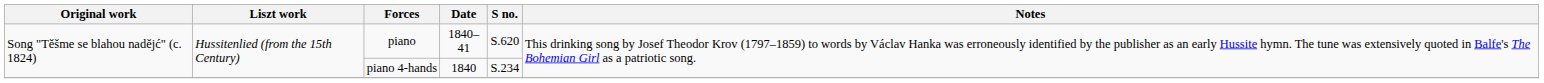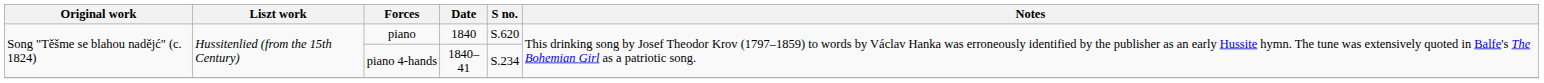(464, 41) 1840–41 -> (464, 34) 1840
(464, 68) 1840 -> (464, 61) 1840–41
